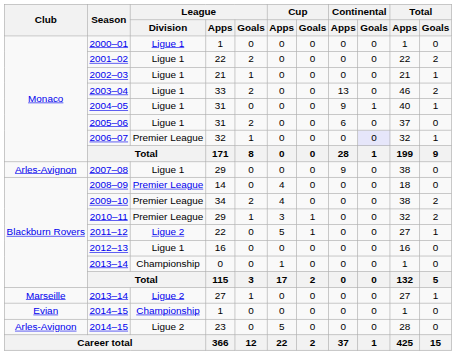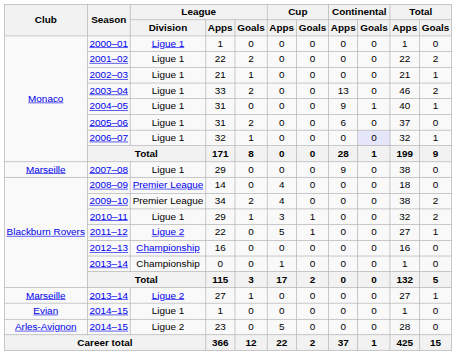(168, 138) Premier League -> (168, 138) Ligue 1
(46, 169) Arles-Avignon -> (46, 169) Marseille
(168, 216) Premier League -> (168, 216) Ligue 1
(168, 248) Ligue 1 -> (168, 248) Championship
(168, 311) Championship -> (168, 311) Ligue 1
